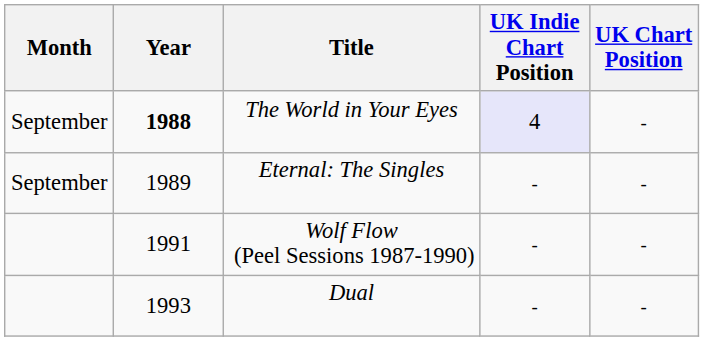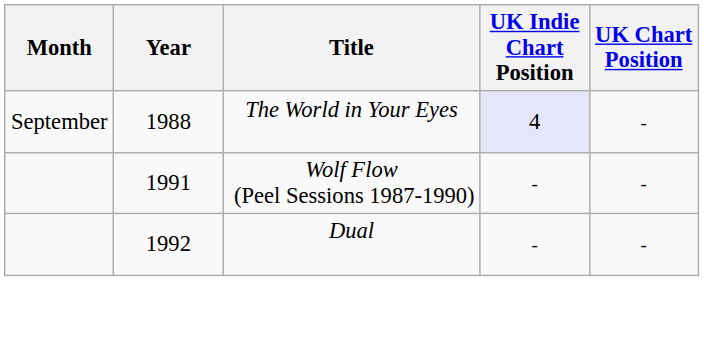(168, 121) bold -> (168, 121) normal
- row: (351, 182)
(168, 305) 1993 -> (168, 243) 1992
